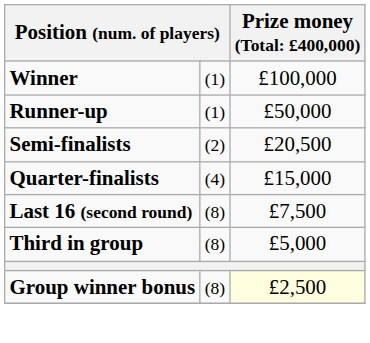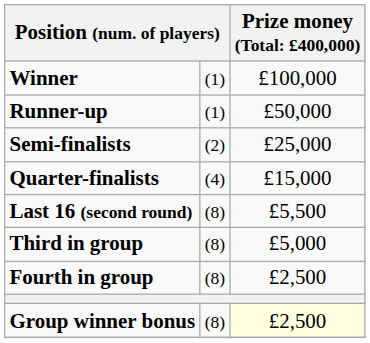(298, 144) £20,500 -> (298, 144) £25,000
(298, 210) £7,500 -> (298, 210) £5,500
+ row: (82, 277)
